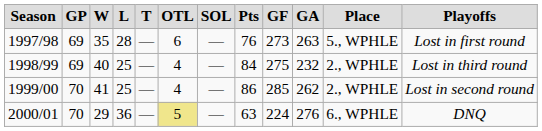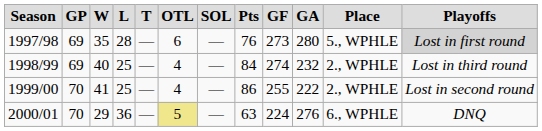(308, 41) 263 -> (308, 41) 280
(470, 41) no background -> (470, 41) lightgrey background
(278, 65) 275 -> (278, 65) 274
(278, 89) 285 -> (278, 89) 255
(308, 89) 262 -> (308, 89) 222
